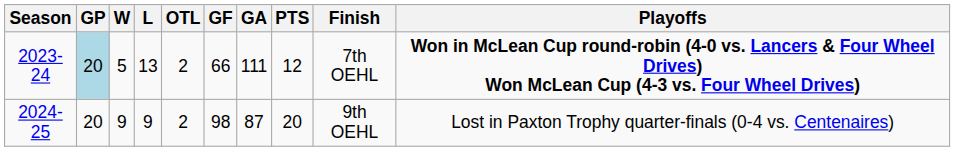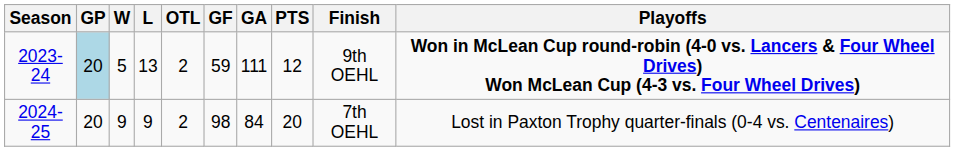(221, 65) 66 -> (221, 65) 59
(355, 65) 7th OEHL -> (355, 65) 9th OEHL
(254, 122) 87 -> (254, 122) 84
(355, 122) 9th OEHL -> (355, 122) 7th OEHL
